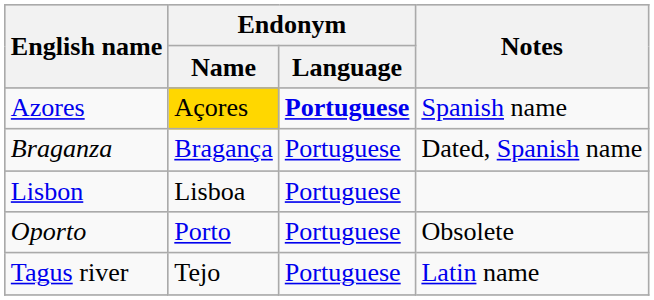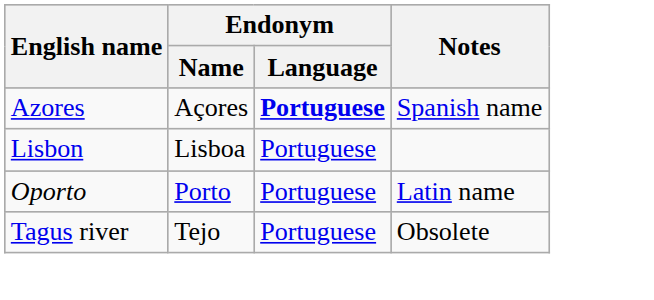(211, 107) gold background -> (211, 107) no background
- row: (62, 149)
(468, 231) Obsolete -> (456, 190) Latin name
(480, 273) Latin name -> (443, 231) Obsolete
